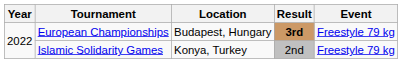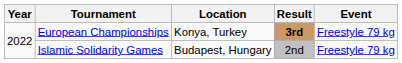(223, 32) Budapest, Hungary -> (210, 32) Konya, Turkey
(210, 50) Konya, Turkey -> (223, 50) Budapest, Hungary
